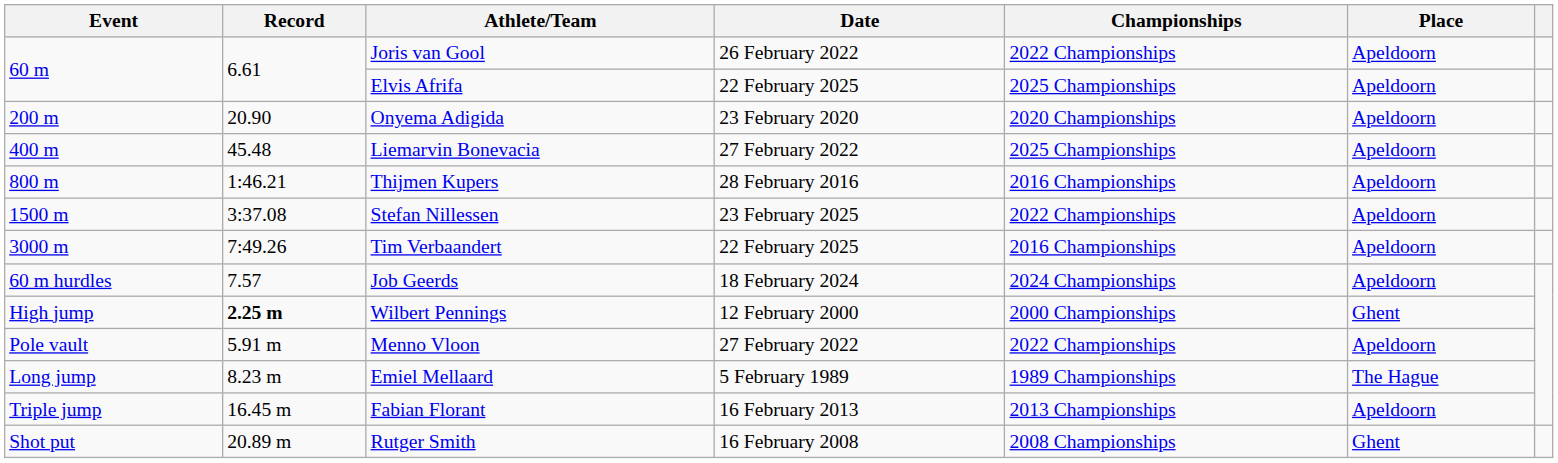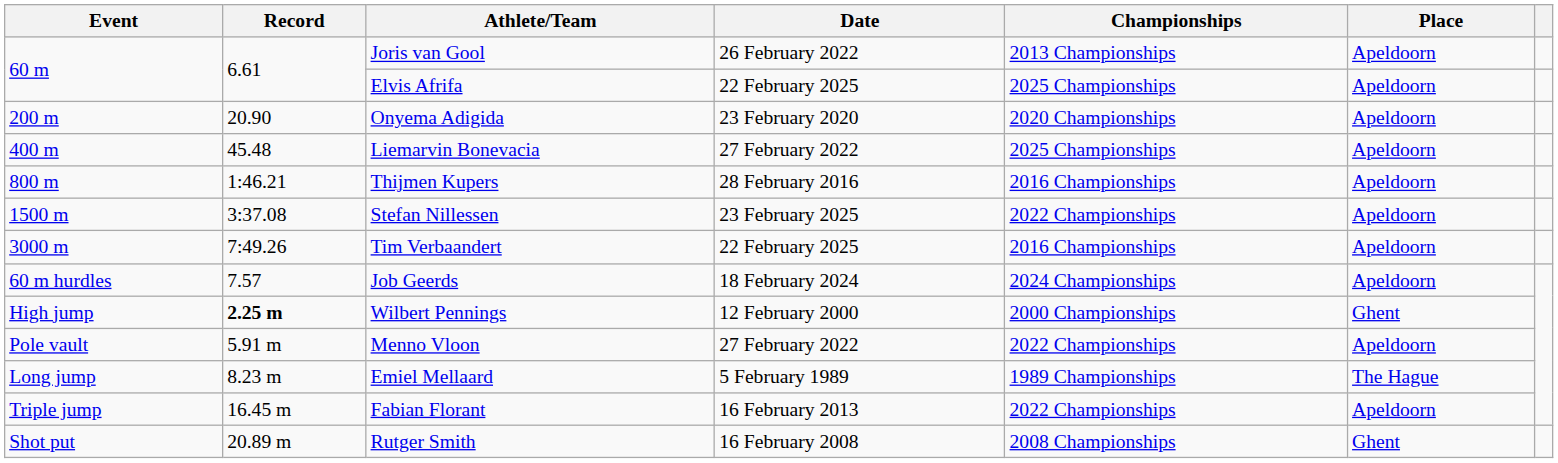(1093, 53) 2022 Championships -> (1093, 53) 2013 Championships
(1093, 408) 2013 Championships -> (1093, 408) 2022 Championships
